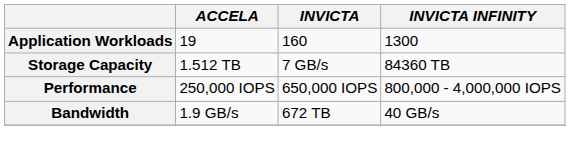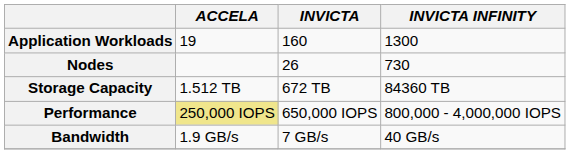+ row: (90, 64)
(305, 64) 7 GB/s -> (306, 88) 672 TB
(227, 88) no background -> (227, 112) khaki background
(306, 112) 672 TB -> (305, 137) 7 GB/s
